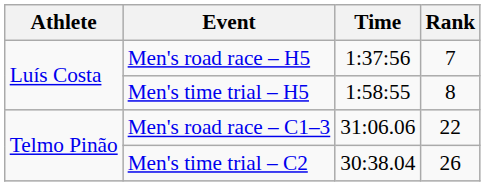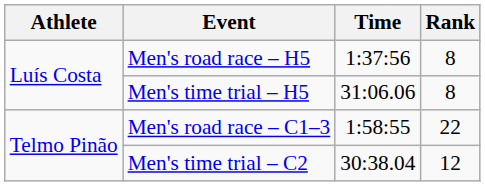(450, 57) 7 -> (450, 57) 8
(378, 92) 1:58:55 -> (378, 92) 31:06.06
(378, 127) 31:06.06 -> (378, 127) 1:58:55
(450, 163) 26 -> (450, 163) 12
